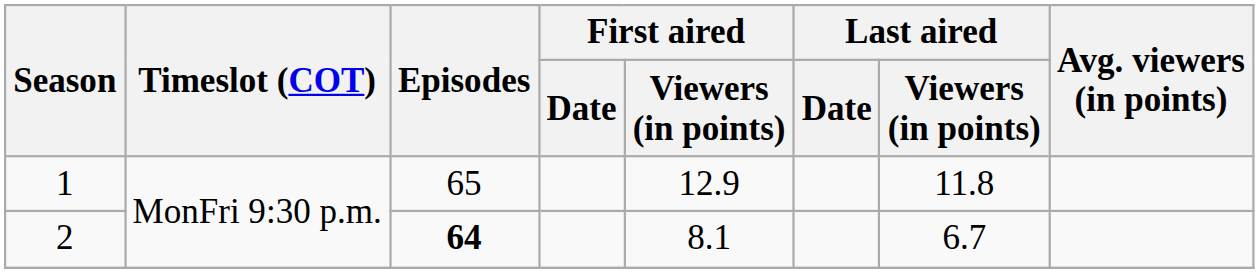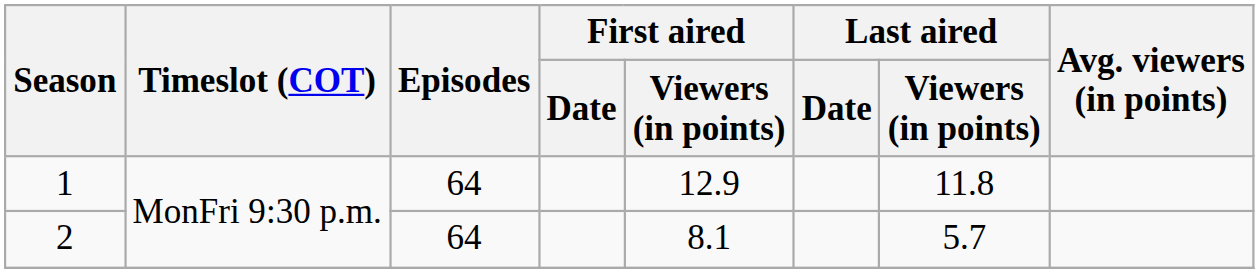(464, 182) 65 -> (464, 182) 64
(464, 238) bold -> (464, 238) normal
(964, 238) 6.7 -> (964, 238) 5.7
